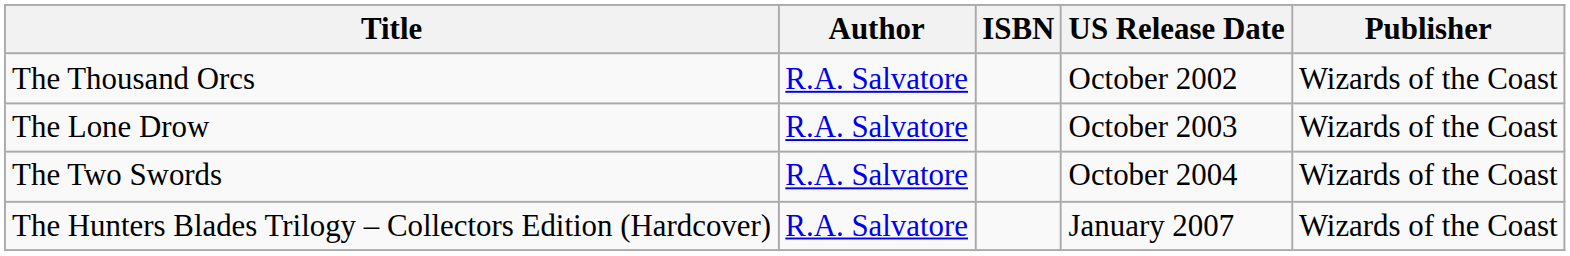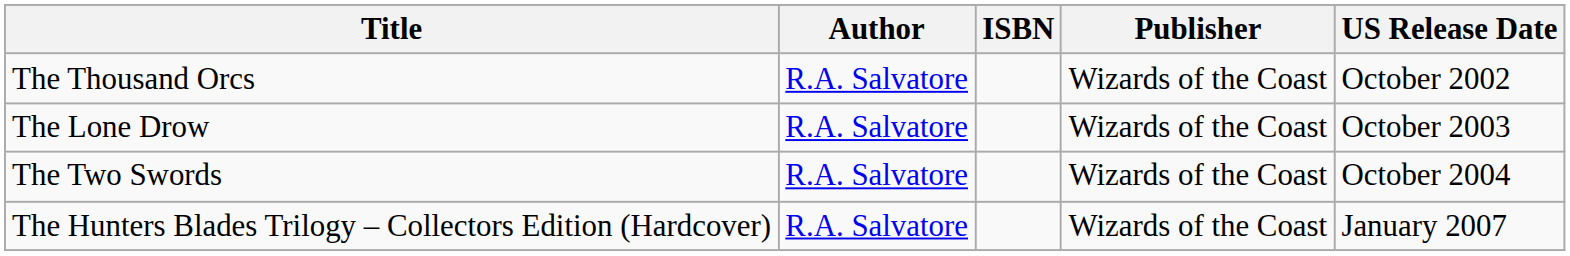columns swapped: (1428, 28) <-> (1177, 28)
